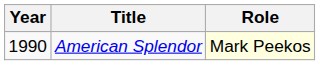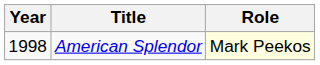(28, 45) 1990 -> (28, 45) 1998
